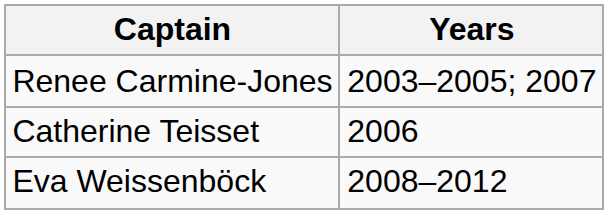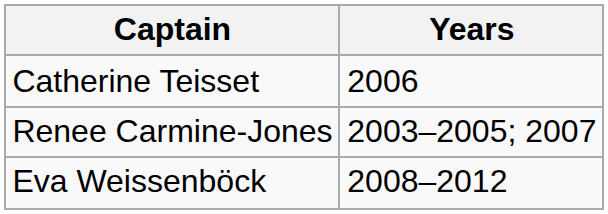rows swapped: (172, 80) <-> (136, 131)
